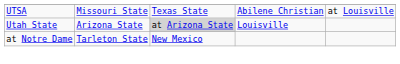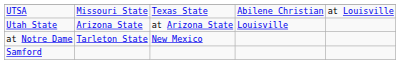(192, 25) lightgrey background -> (192, 25) no background
+ row: (24, 53)
